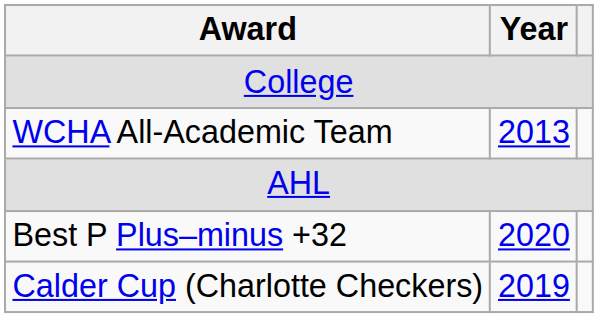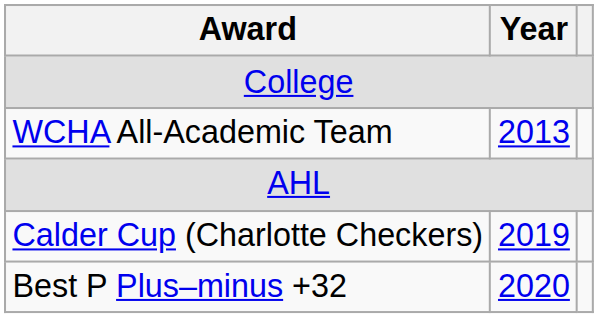rows swapped: (248, 286) <-> (180, 235)
